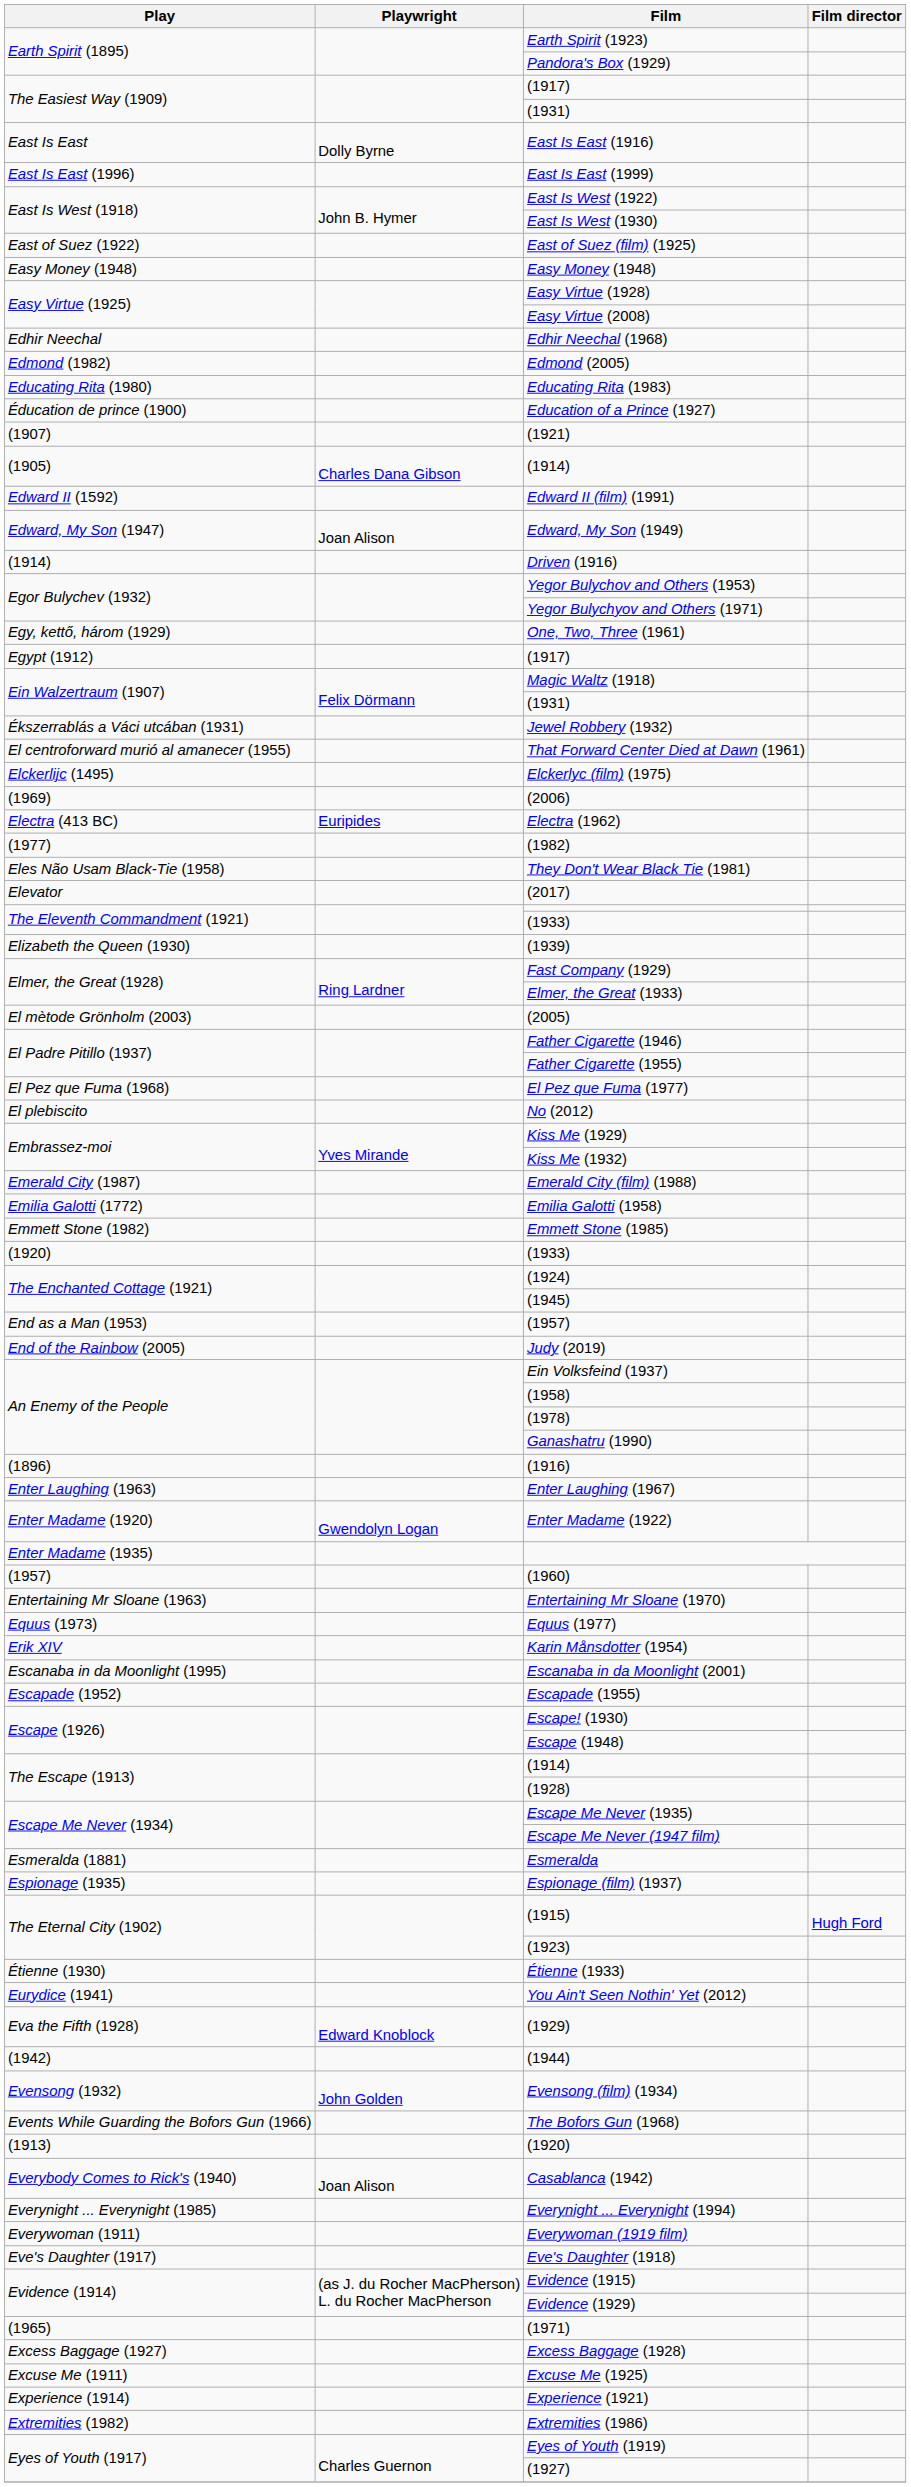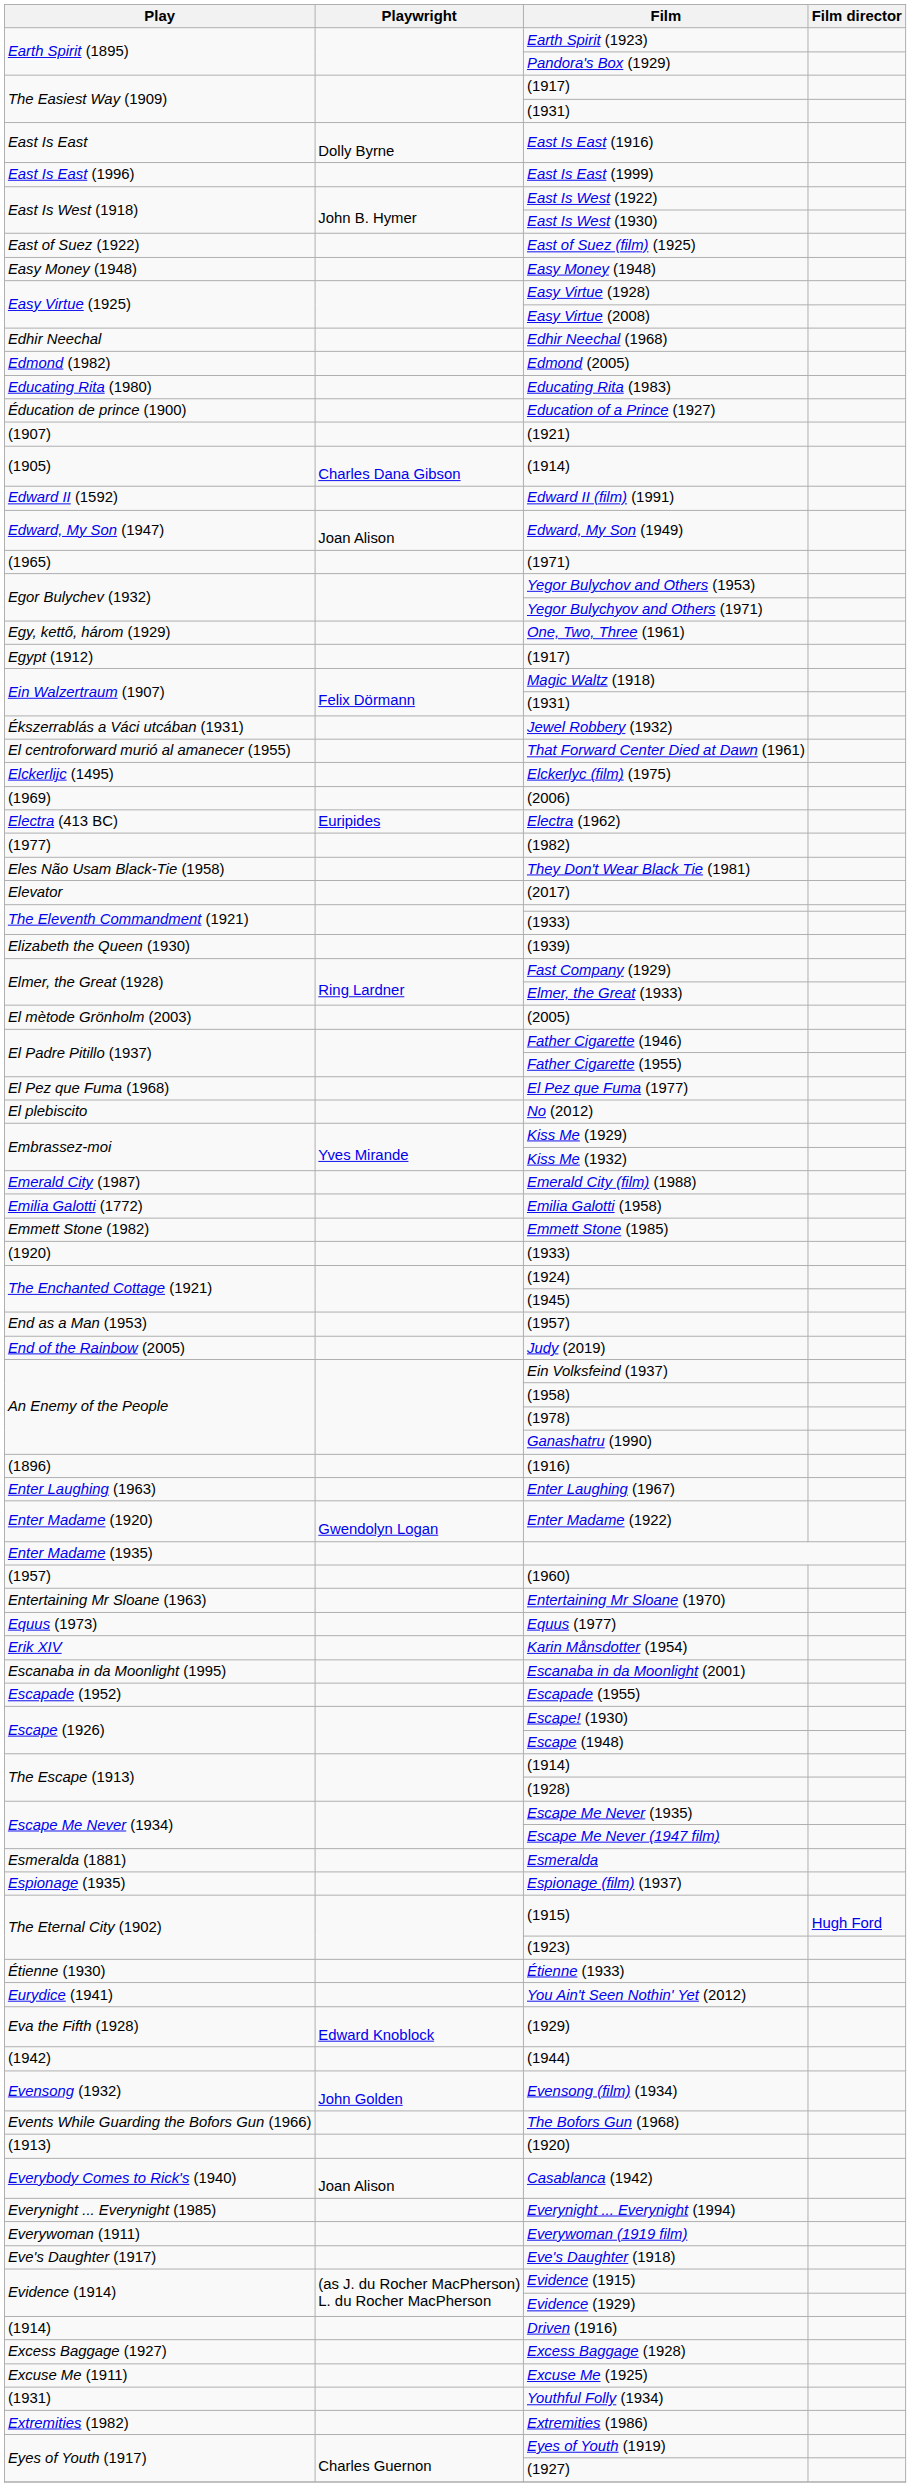rows swapped: (29, 2328) <-> (29, 562)
+ row: (29, 2398)
- row: (69, 2398)
